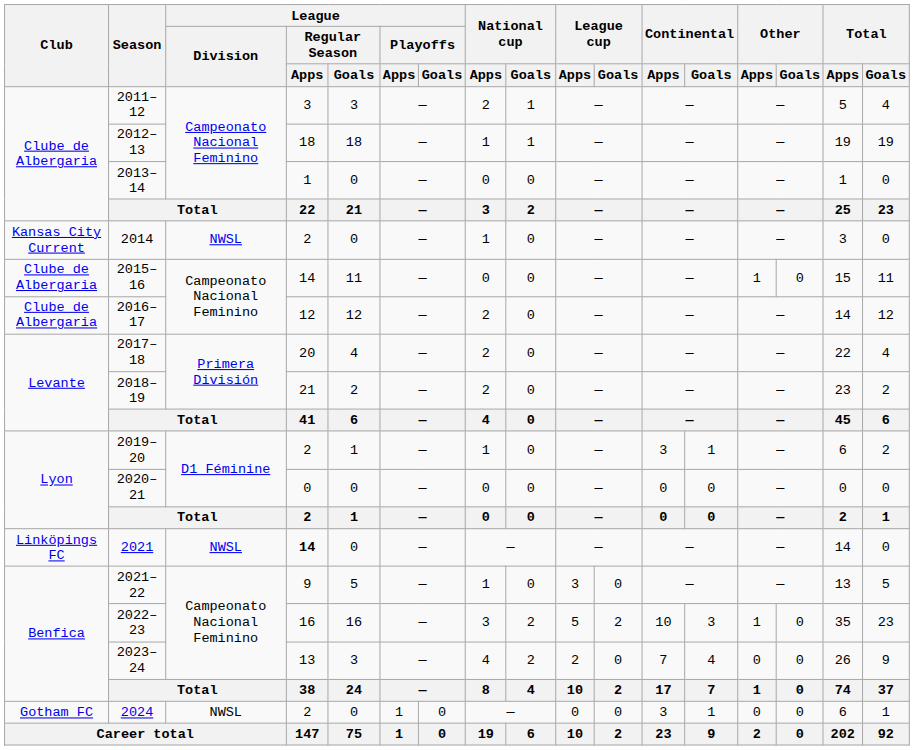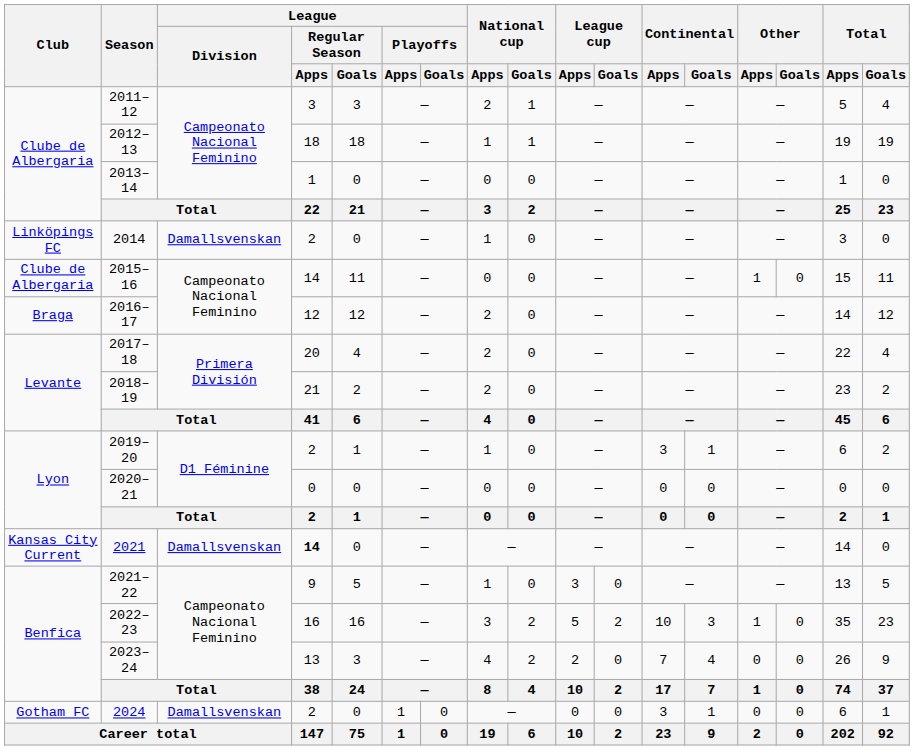(57, 240) Kansas City Current -> (53, 240) Linköpings FC
(226, 240) NWSL -> (224, 240) Damallsvenskan
(57, 315) Clube de Albergaria -> (53, 315) Braga
(57, 547) Linköpings FC -> (53, 547) Kansas City Current
(226, 547) NWSL -> (224, 547) Damallsvenskan
(226, 712) NWSL -> (224, 712) Damallsvenskan
